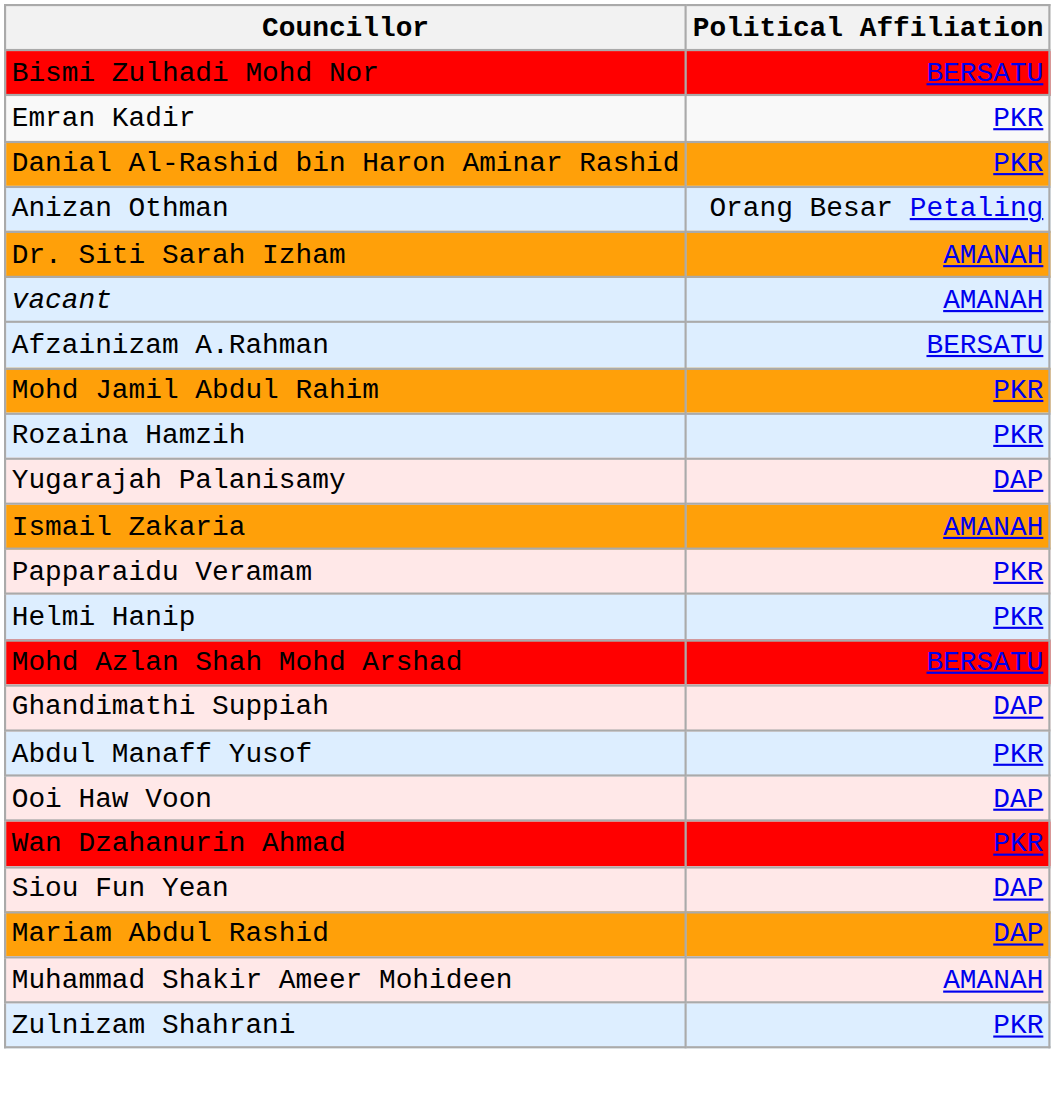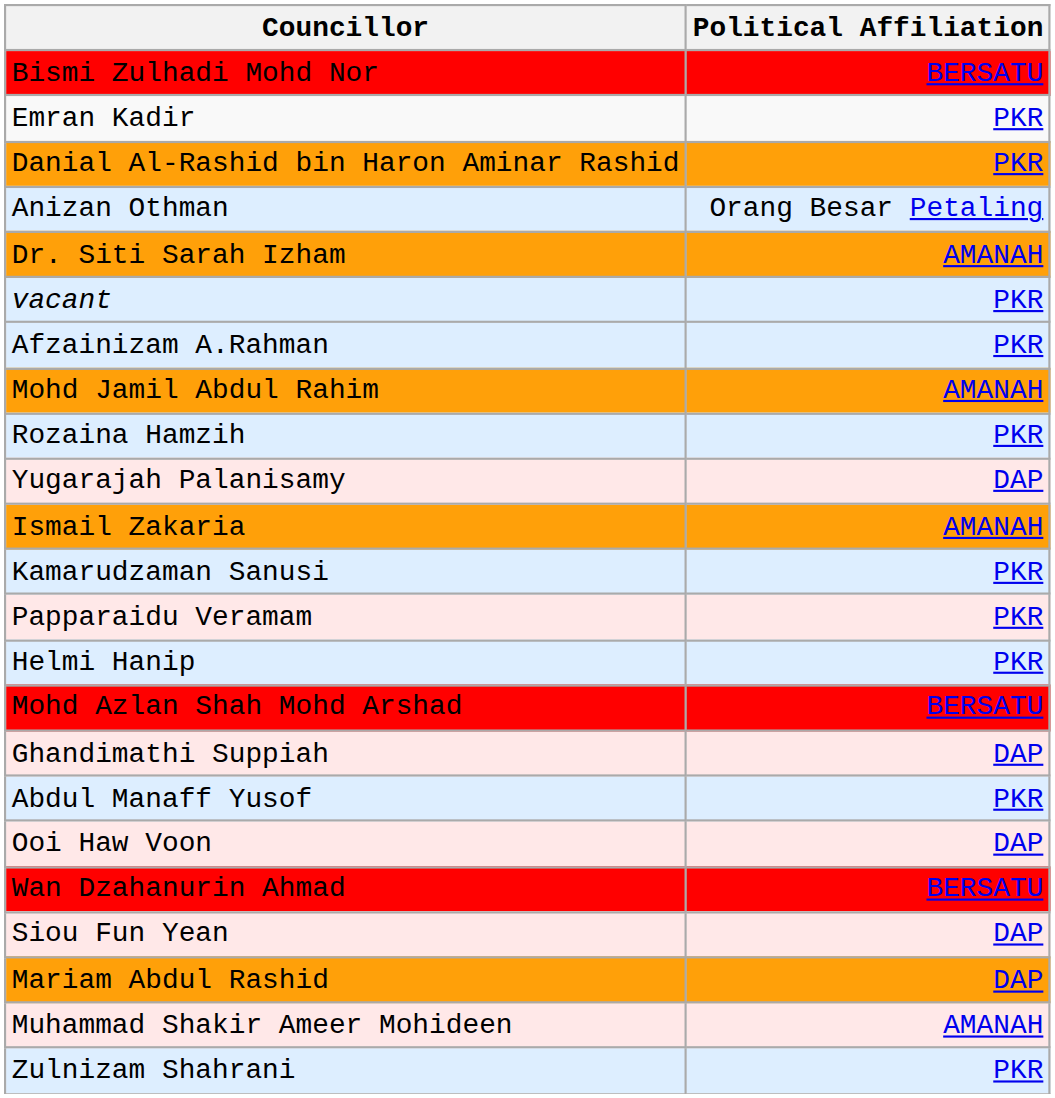(993, 300) AMANAH -> (1018, 300) PKR
(985, 345) BERSATU -> (1018, 345) PKR
(1018, 390) PKR -> (993, 390) AMANAH
+ row: (170, 572)
(1018, 844) PKR -> (985, 889) BERSATU
